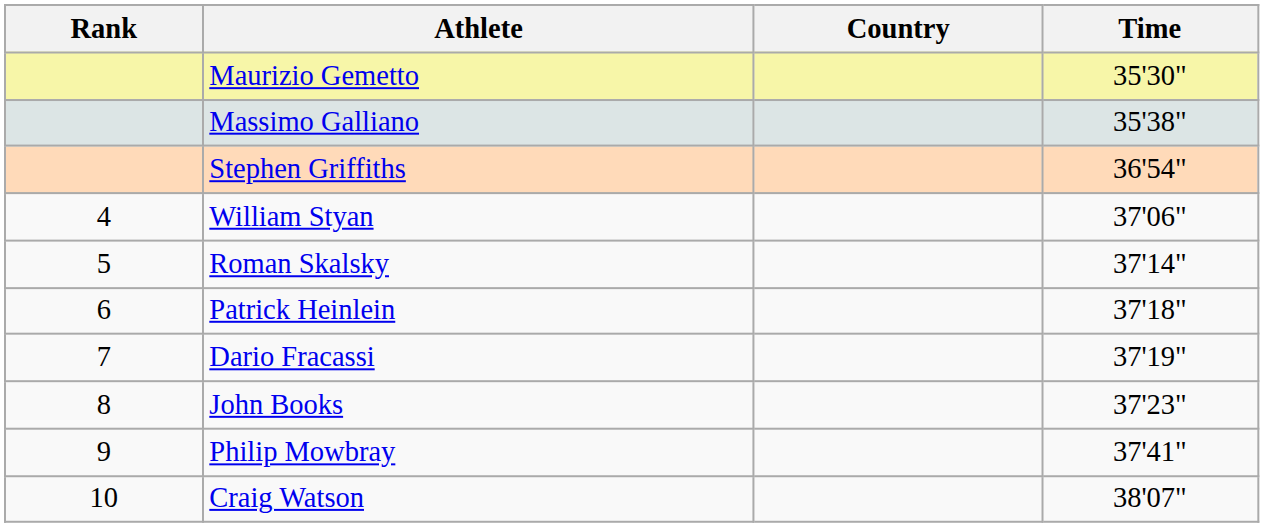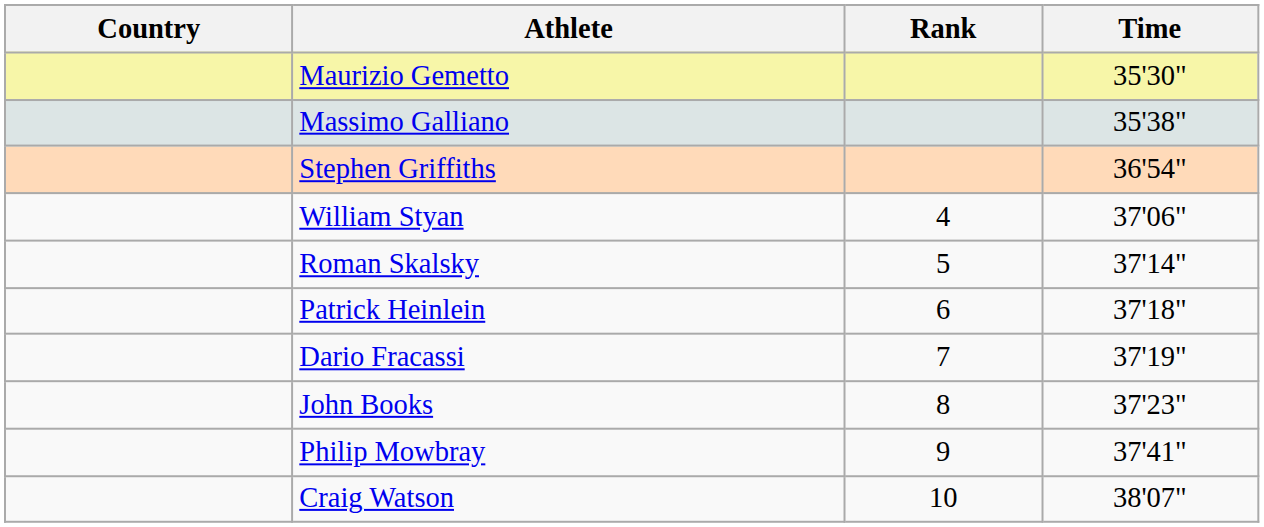columns swapped: (104, 28) <-> (898, 28)
